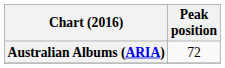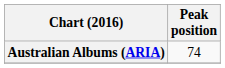(194, 52) 72 -> (194, 52) 74
